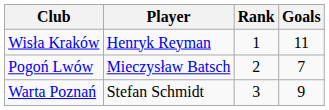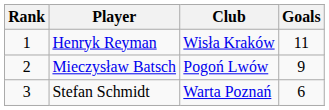columns swapped: (256, 17) <-> (54, 17)
(301, 67) 7 -> (301, 67) 9
(301, 92) 9 -> (301, 92) 6
